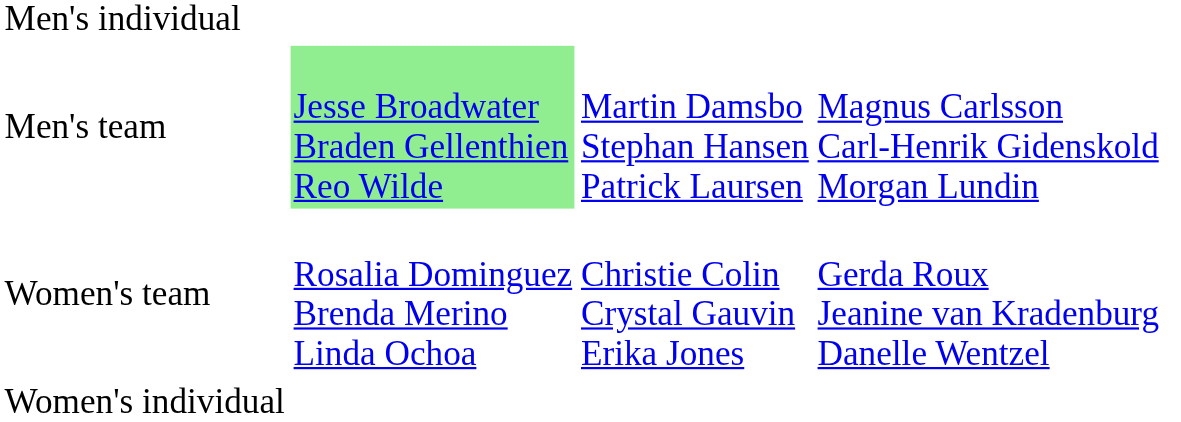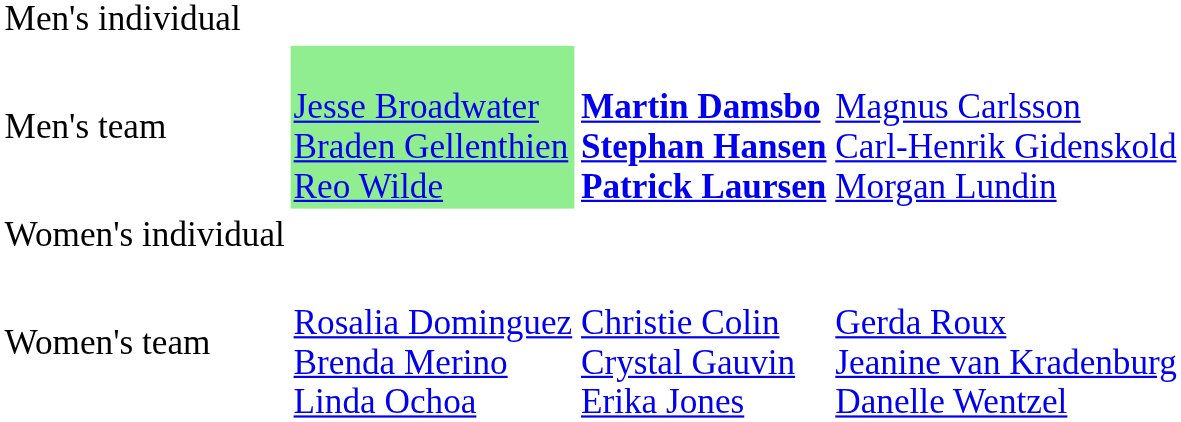(695, 146) normal -> (704, 146) bold
rows swapped: (145, 401) <-> (108, 293)
